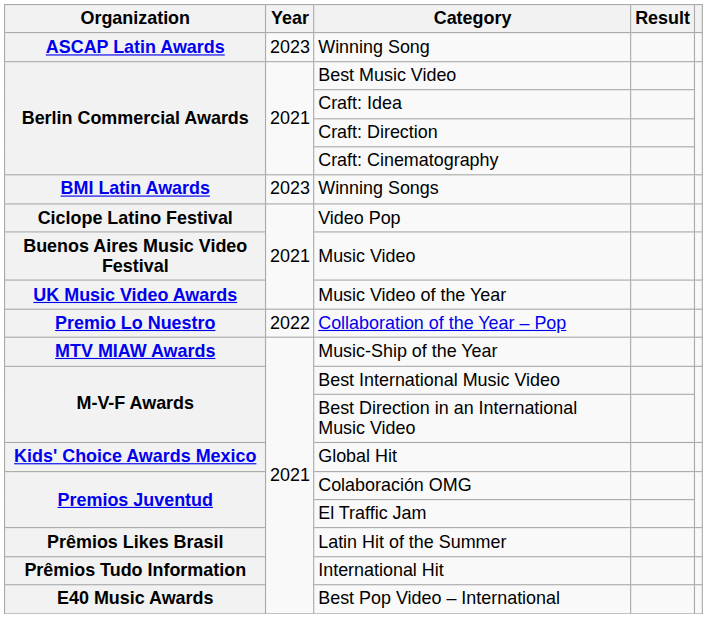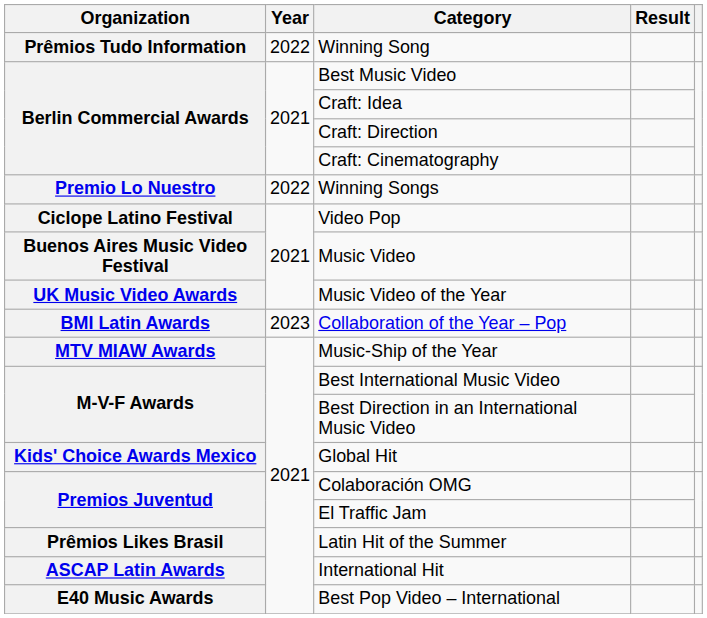(135, 47) ASCAP Latin Awards -> (135, 47) Prêmios Tudo Information
(290, 47) 2023 -> (290, 47) 2022
(135, 189) BMI Latin Awards -> (135, 189) Premio Lo Nuestro
(290, 189) 2023 -> (290, 189) 2022
(135, 323) Premio Lo Nuestro -> (135, 323) BMI Latin Awards
(290, 323) 2022 -> (290, 323) 2023
(135, 570) Prêmios Tudo Information -> (135, 570) ASCAP Latin Awards
